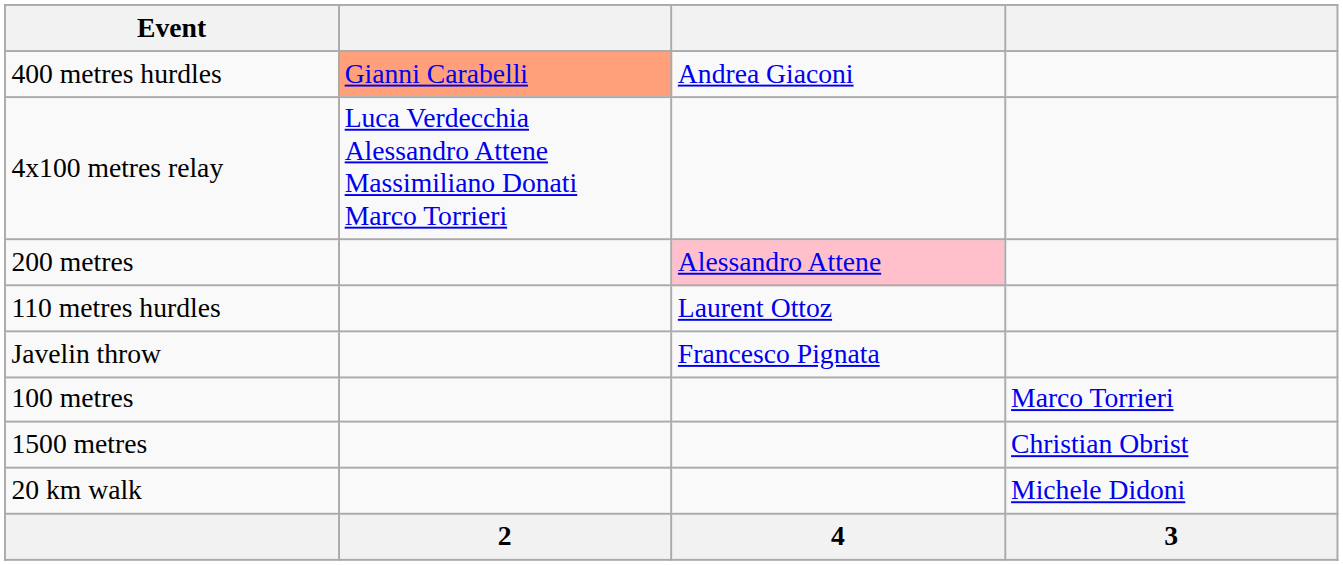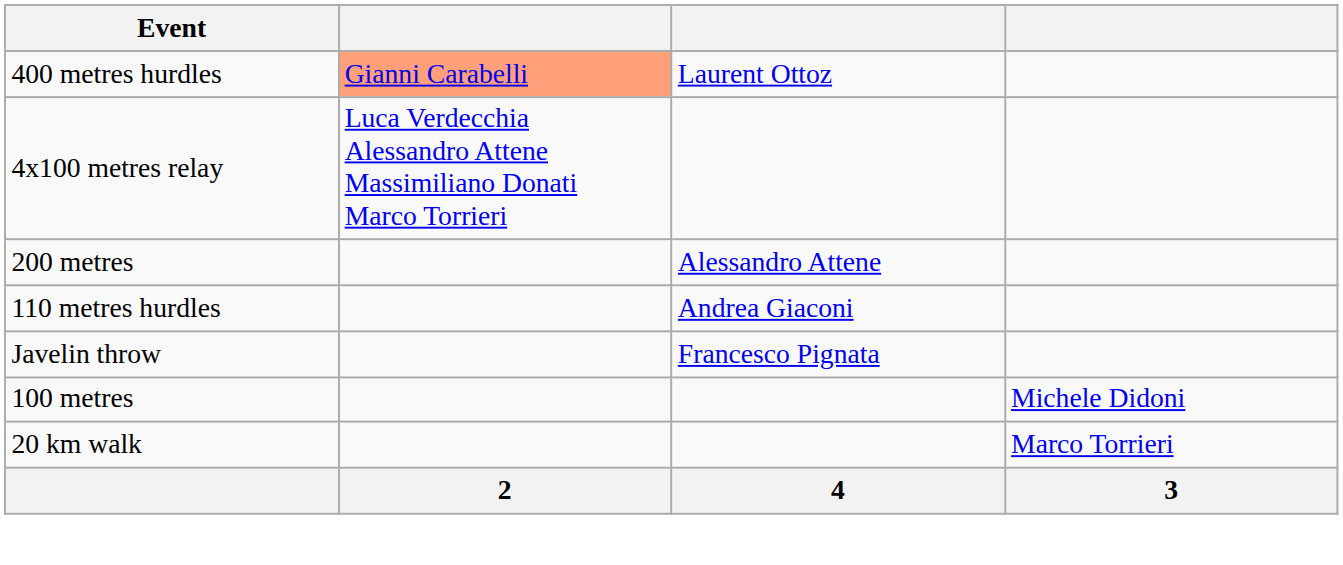(766, 73) Andrea Giaconi -> (755, 73) Laurent Ottoz
(780, 262) pink background -> (780, 262) no background
(755, 308) Laurent Ottoz -> (766, 308) Andrea Giaconi
(1092, 399) Marco Torrieri -> (1098, 399) Michele Didoni
- row: (79, 444)
(1098, 490) Michele Didoni -> (1092, 444) Marco Torrieri
